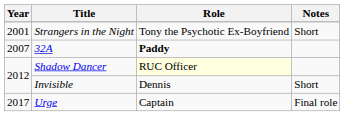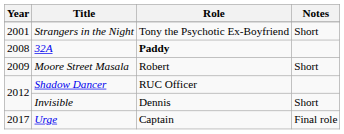(18, 48) 2007 -> (18, 48) 2008
+ row: (82, 66)
(168, 66) lightyellow background -> (168, 84) no background
